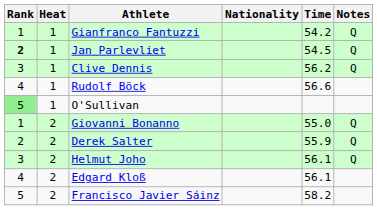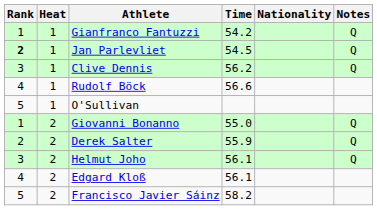columns swapped: (262, 14) <-> (318, 14)
(21, 105) lightgreen background -> (21, 105) no background
